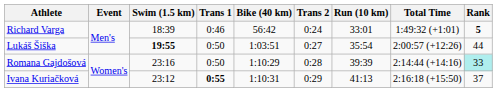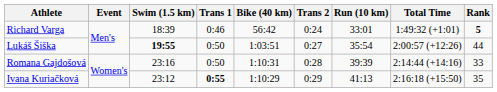(264, 63) 1:10:29 -> (264, 63) 1:10:31
(478, 63) paleturquoise background -> (478, 63) no background
(264, 79) 1:10:31 -> (264, 79) 1:10:29
(478, 79) 37 -> (478, 79) 35
